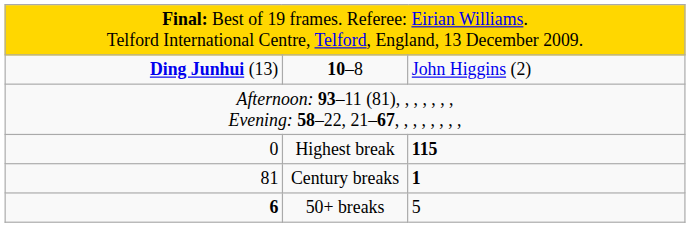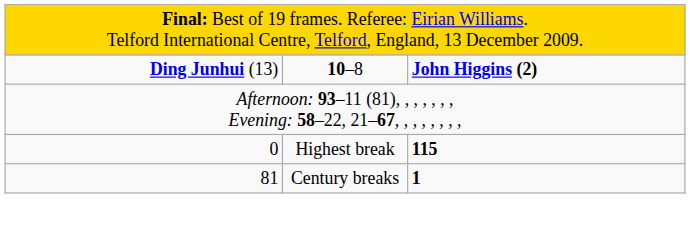(472, 69) normal -> (475, 69) bold
- row: (345, 208)
